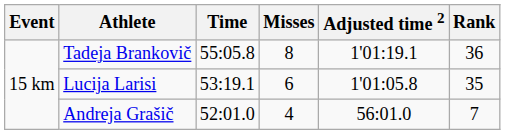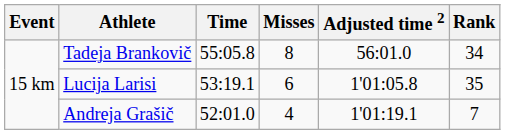(384, 54) 1'01:19.1 -> (384, 54) 56:01.0
(474, 54) 36 -> (474, 54) 34
(384, 114) 56:01.0 -> (384, 114) 1'01:19.1
